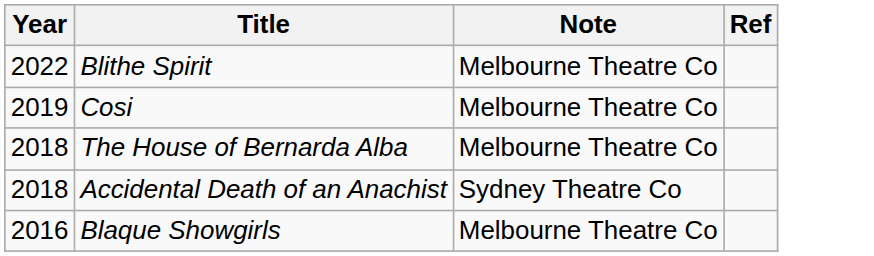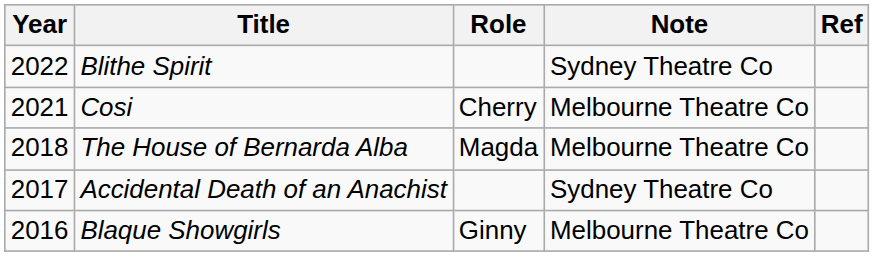+ column: (498, 25)
(588, 66) Melbourne Theatre Co -> (661, 66) Sydney Theatre Co
(40, 107) 2019 -> (40, 107) 2021
(40, 189) 2018 -> (40, 189) 2017
